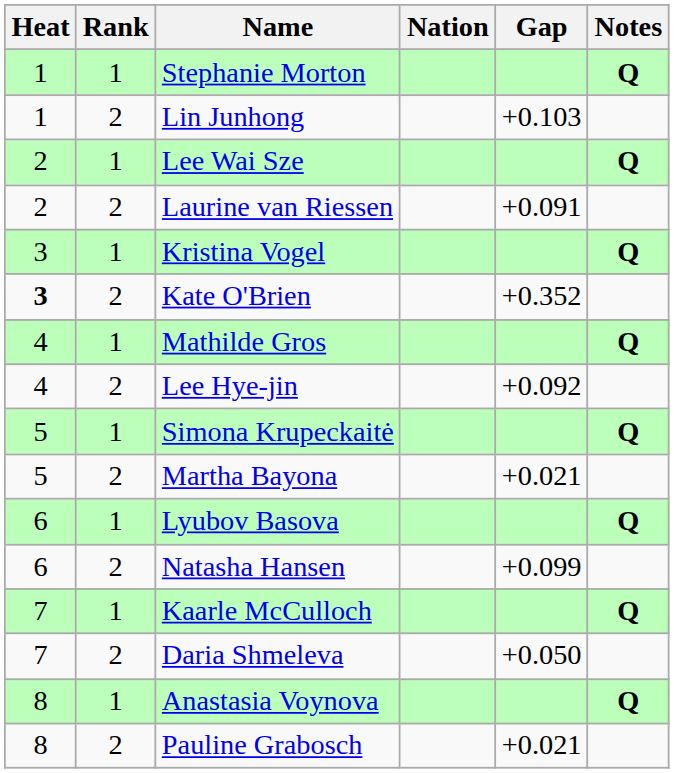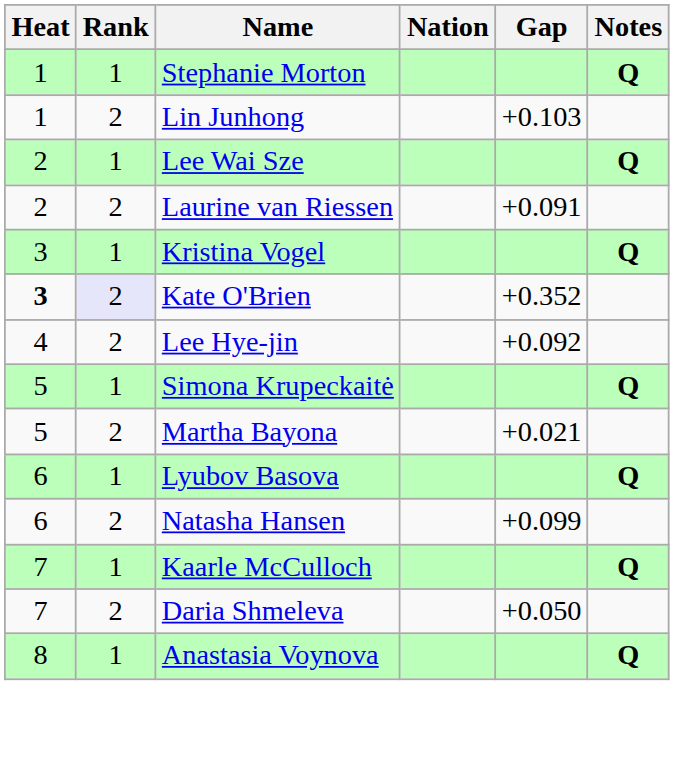(116, 296) no background -> (116, 296) lavender background
- row: (244, 341)
- row: (262, 745)
